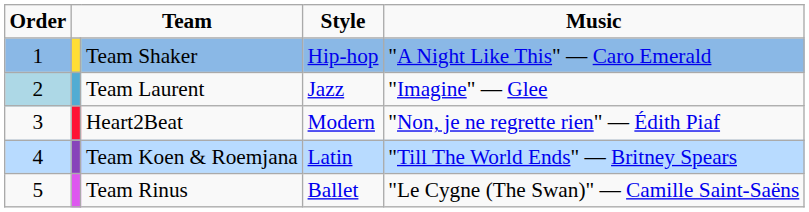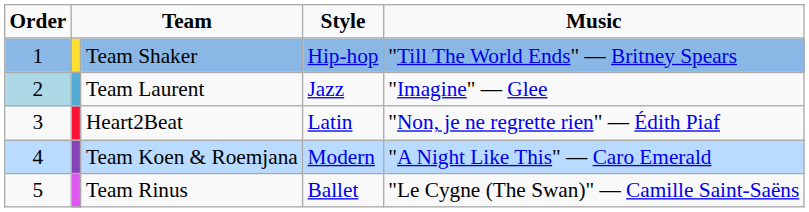(550, 55) "A Night Like This" — Caro Emerald -> (563, 55) "Till The World Ends" — Britney Spears
(341, 122) Modern -> (330, 122) Latin
(330, 156) Latin -> (341, 156) Modern
(563, 156) "Till The World Ends" — Britney Spears -> (550, 156) "A Night Like This" — Caro Emerald
